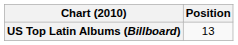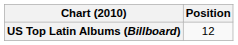(208, 31) 13 -> (208, 31) 12
